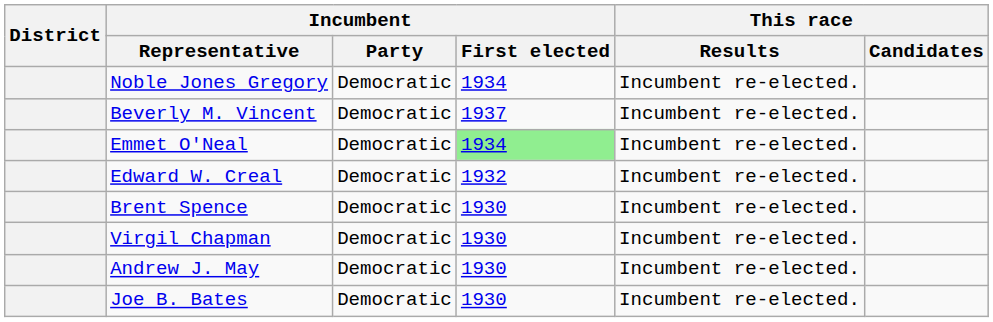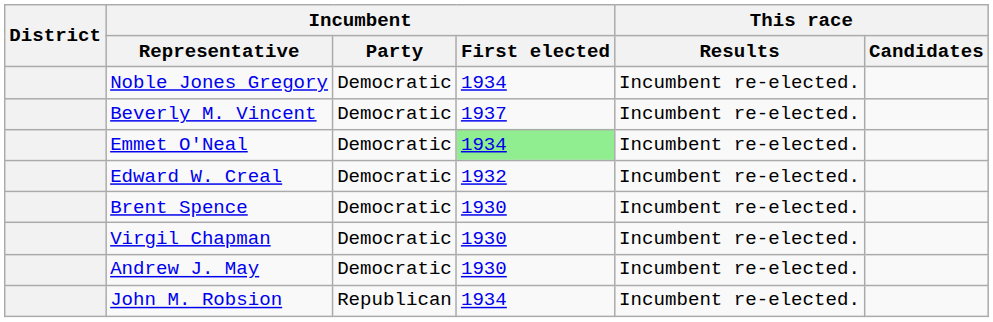- row: (179, 301)
+ row: (196, 301)
